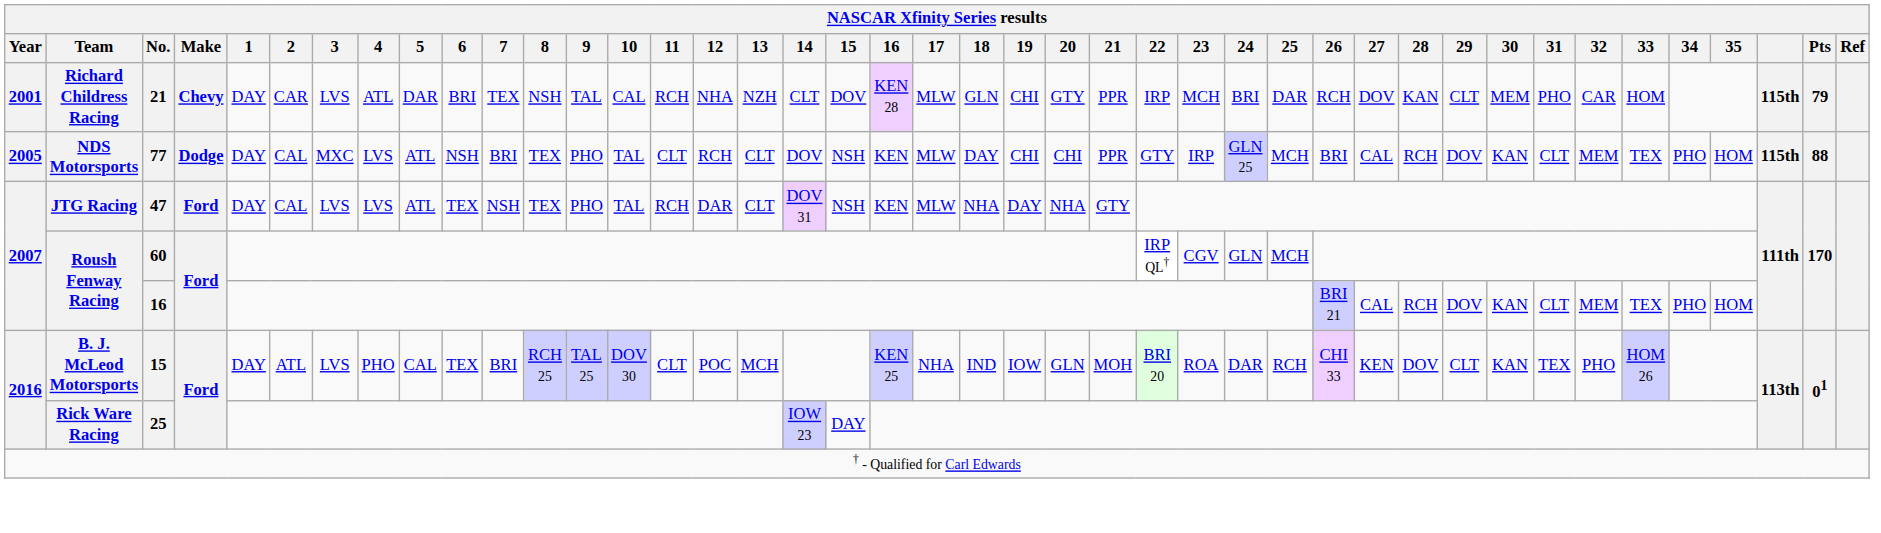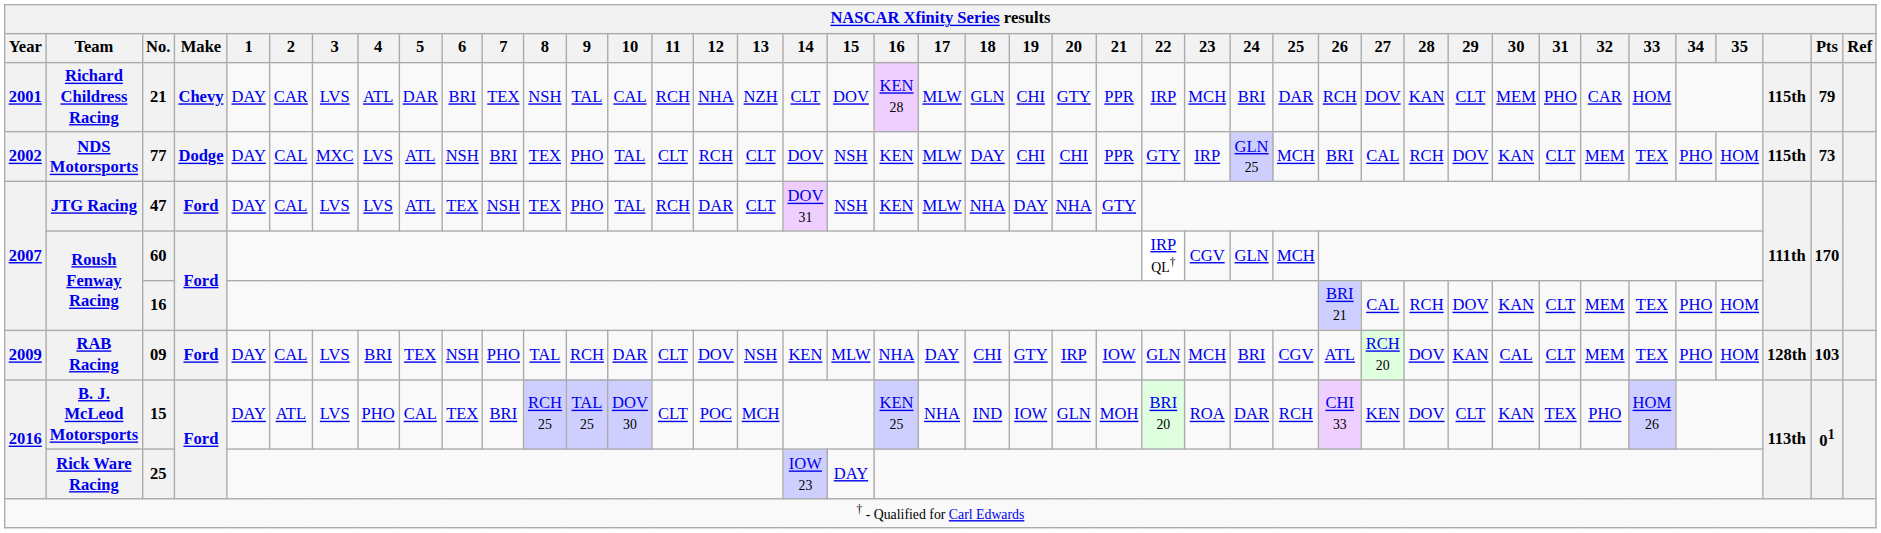(25, 156) 2005 -> (25, 156) 2002
(1820, 156) 88 -> (1827, 156) 73
+ row: (158, 354)
